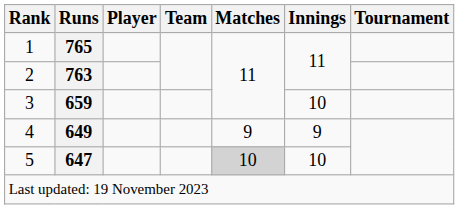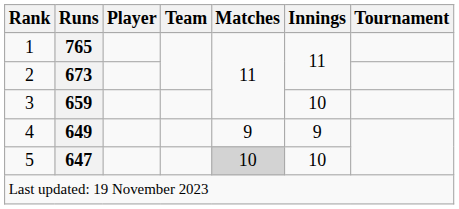(79, 75) 763 -> (79, 75) 673
